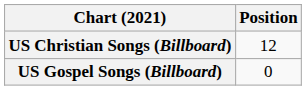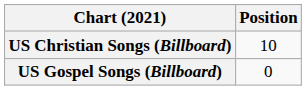(268, 44) 12 -> (268, 44) 10
